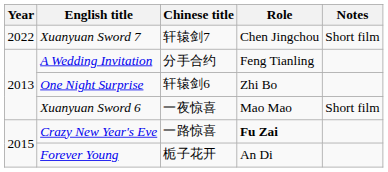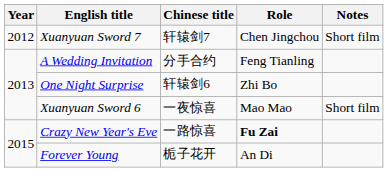(21, 37) 2022 -> (21, 37) 2012
